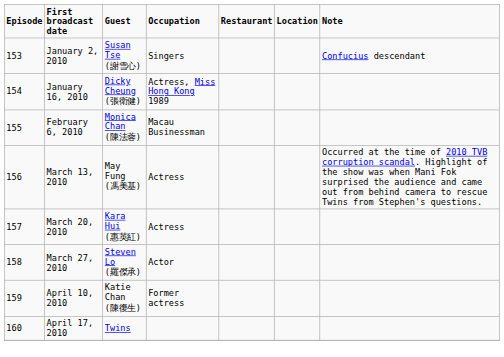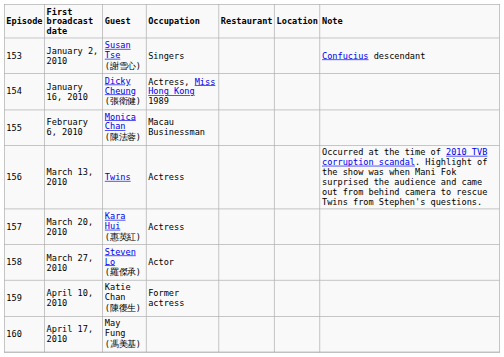(123, 176) May Fung (馮美基) -> (118, 177) Twins
(118, 328) Twins -> (123, 333) May Fung (馮美基)
